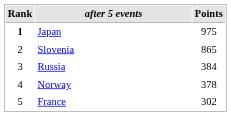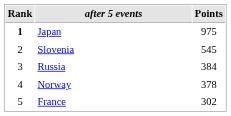(209, 49) 865 -> (209, 49) 545
